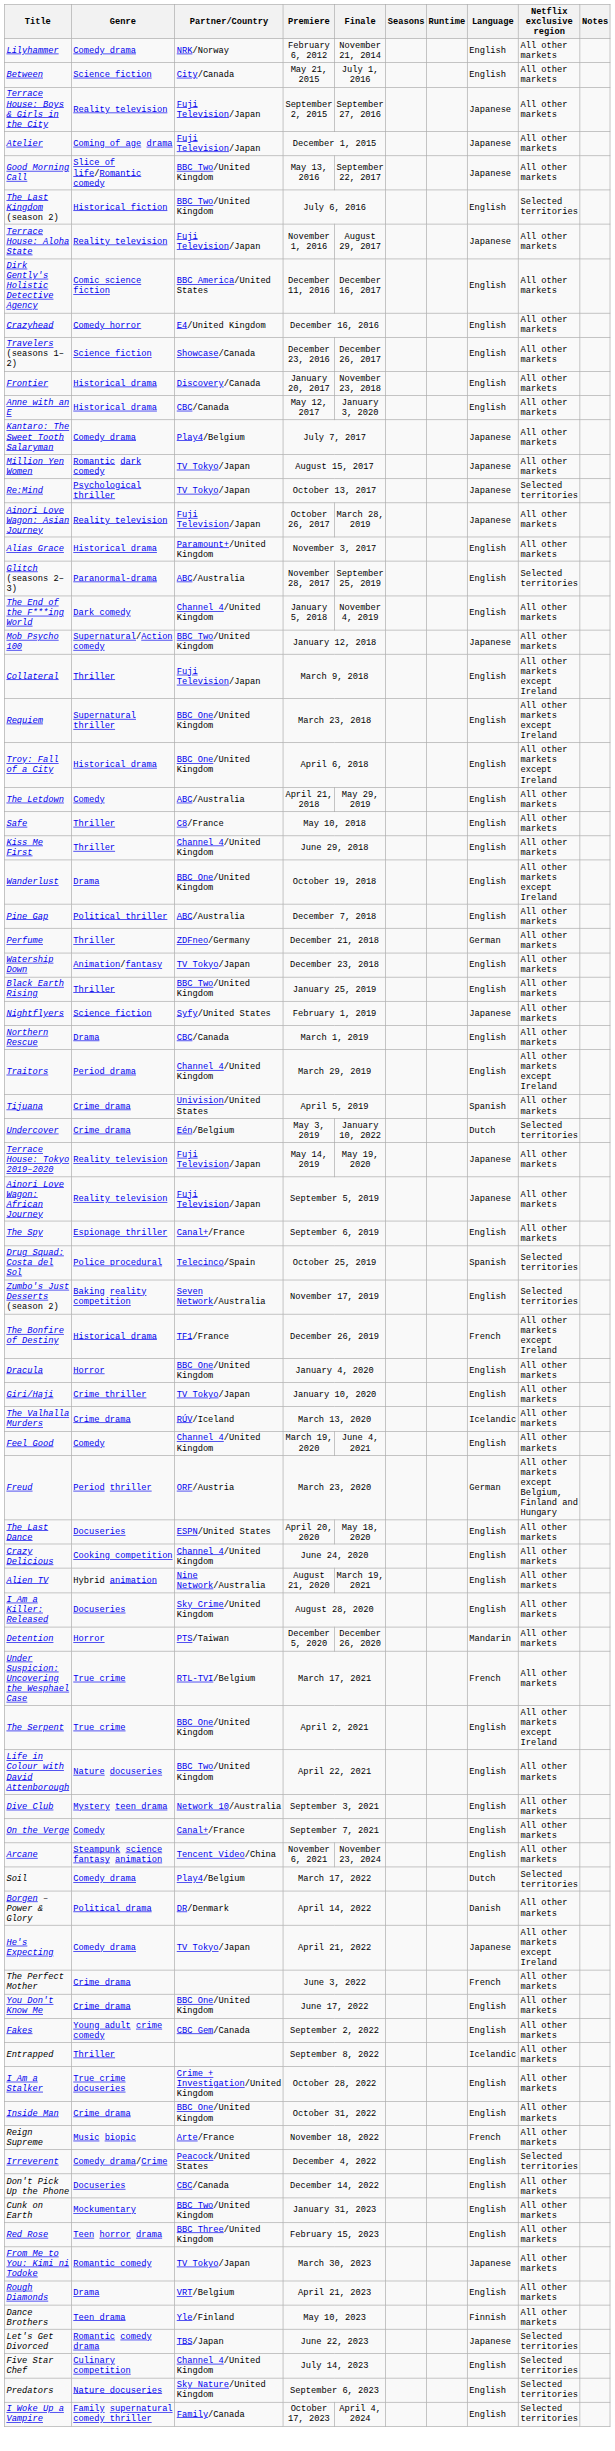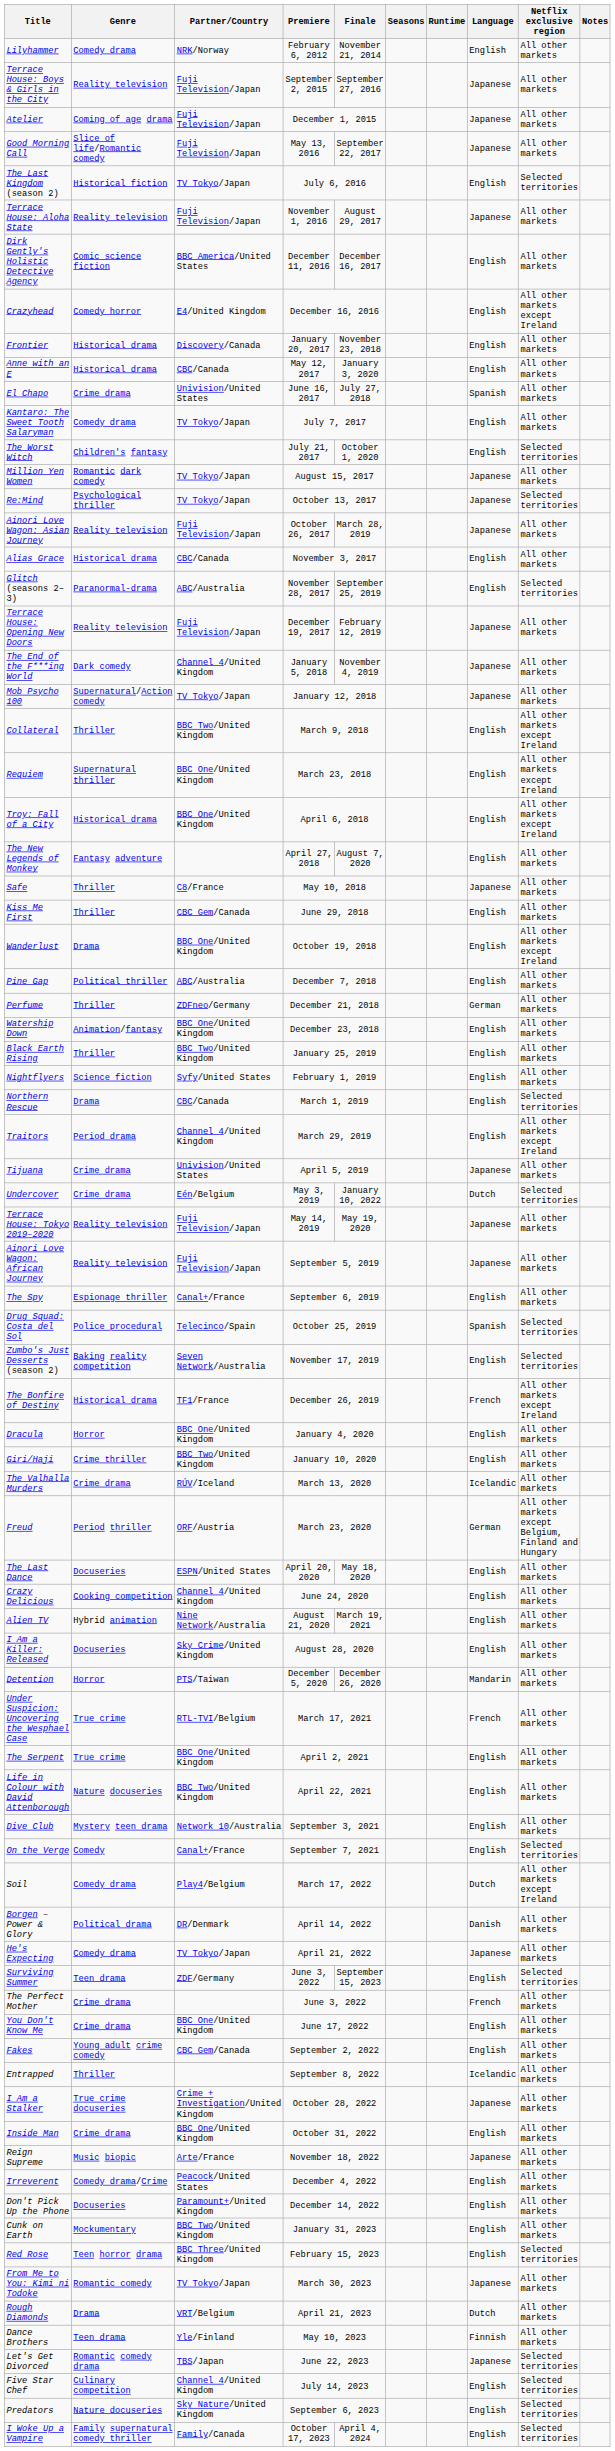- row: (25, 75)
(213, 173) BBC Two/United Kingdom -> (219, 149) Fuji Television/Japan
(213, 207) BBC Two/United Kingdom -> (213, 183) TV Tokyo/Japan
(544, 325) All other markets -> (544, 311) All other markets except Ireland
- row: (35, 354)
+ row: (27, 394)
(211, 437) Play4/Belgium -> (213, 423) TV Tokyo/Japan
(490, 437) Japanese -> (488, 423) English
+ row: (30, 452)
(221, 549) Paramount+/United Kingdom -> (203, 559) CBC/Canada
+ row: (35, 628)
(488, 613) English -> (490, 667) Japanese
(213, 642) BBC Two/United Kingdom -> (213, 696) TV Tokyo/Japan
(219, 676) Fuji Television/Japan -> (213, 731) BBC Two/United Kingdom
- row: (35, 799)
+ row: (33, 859)
(488, 824) English -> (490, 888) Japanese
(219, 848) Channel 4/United Kingdom -> (213, 912) CBC Gem/Canada
(213, 965) TV Tokyo/Japan -> (213, 1029) BBC One/United Kingdom
(490, 1013) Japanese -> (488, 1078) English
(544, 1038) All other markets -> (549, 1102) Selected territories
(488, 1106) Spanish -> (490, 1171) Japanese
(213, 1395) TV Tokyo/Japan -> (213, 1459) BBC Two/United Kingdom
- row: (30, 1443)
(544, 1728) All other markets except Ireland -> (544, 1758) All other markets
(544, 1831) All other markets -> (549, 1851) Selected territories
- row: (22, 1855)
(549, 1879) Selected territories -> (544, 1885) All other markets except Ireland
(544, 1948) All other markets except Ireland -> (544, 1954) All other markets
+ row: (30, 1978)
(488, 2084) English -> (490, 2104) Japanese
(485, 2138) French -> (490, 2158) Japanese
(549, 2162) Selected territories -> (544, 2182) All other markets
(203, 2186) CBC/Canada -> (221, 2206) Paramount+/United Kingdom
(544, 2234) All other markets -> (549, 2255) Selected territories
(488, 2293) English -> (482, 2313) Dutch
